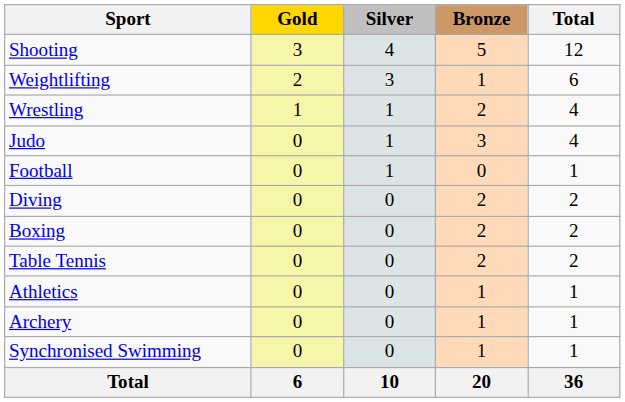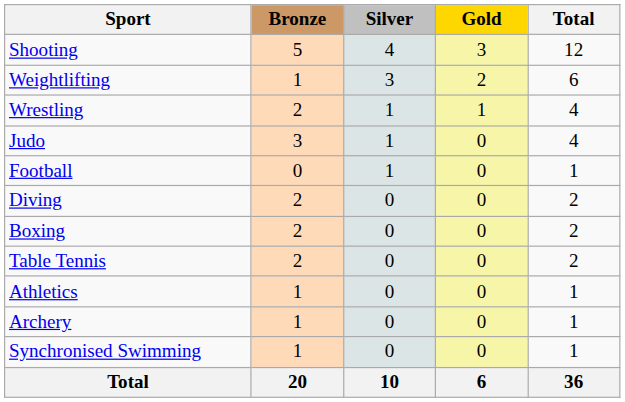columns swapped: (297, 19) <-> (482, 19)
